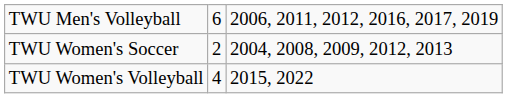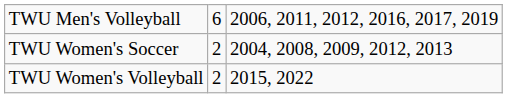(217, 78) 4 -> (217, 78) 2
